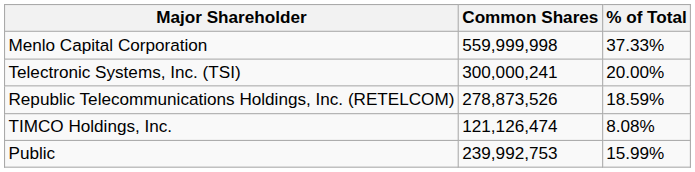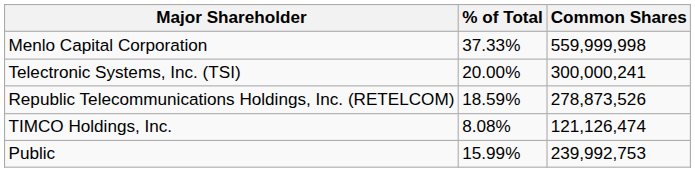columns swapped: (646, 18) <-> (530, 18)
